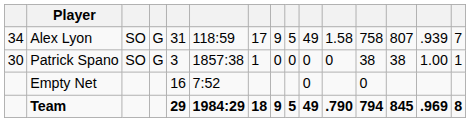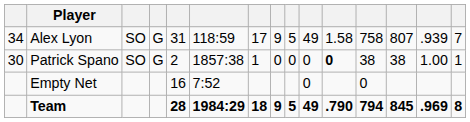(174, 60) 3 -> (174, 60) 2
(329, 60) normal -> (329, 60) bold
(178, 106) 29 -> (178, 106) 28
